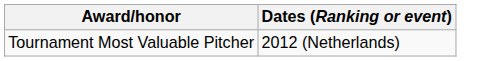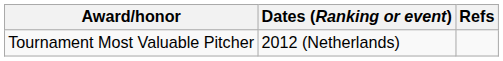+ column: (477, 17)
